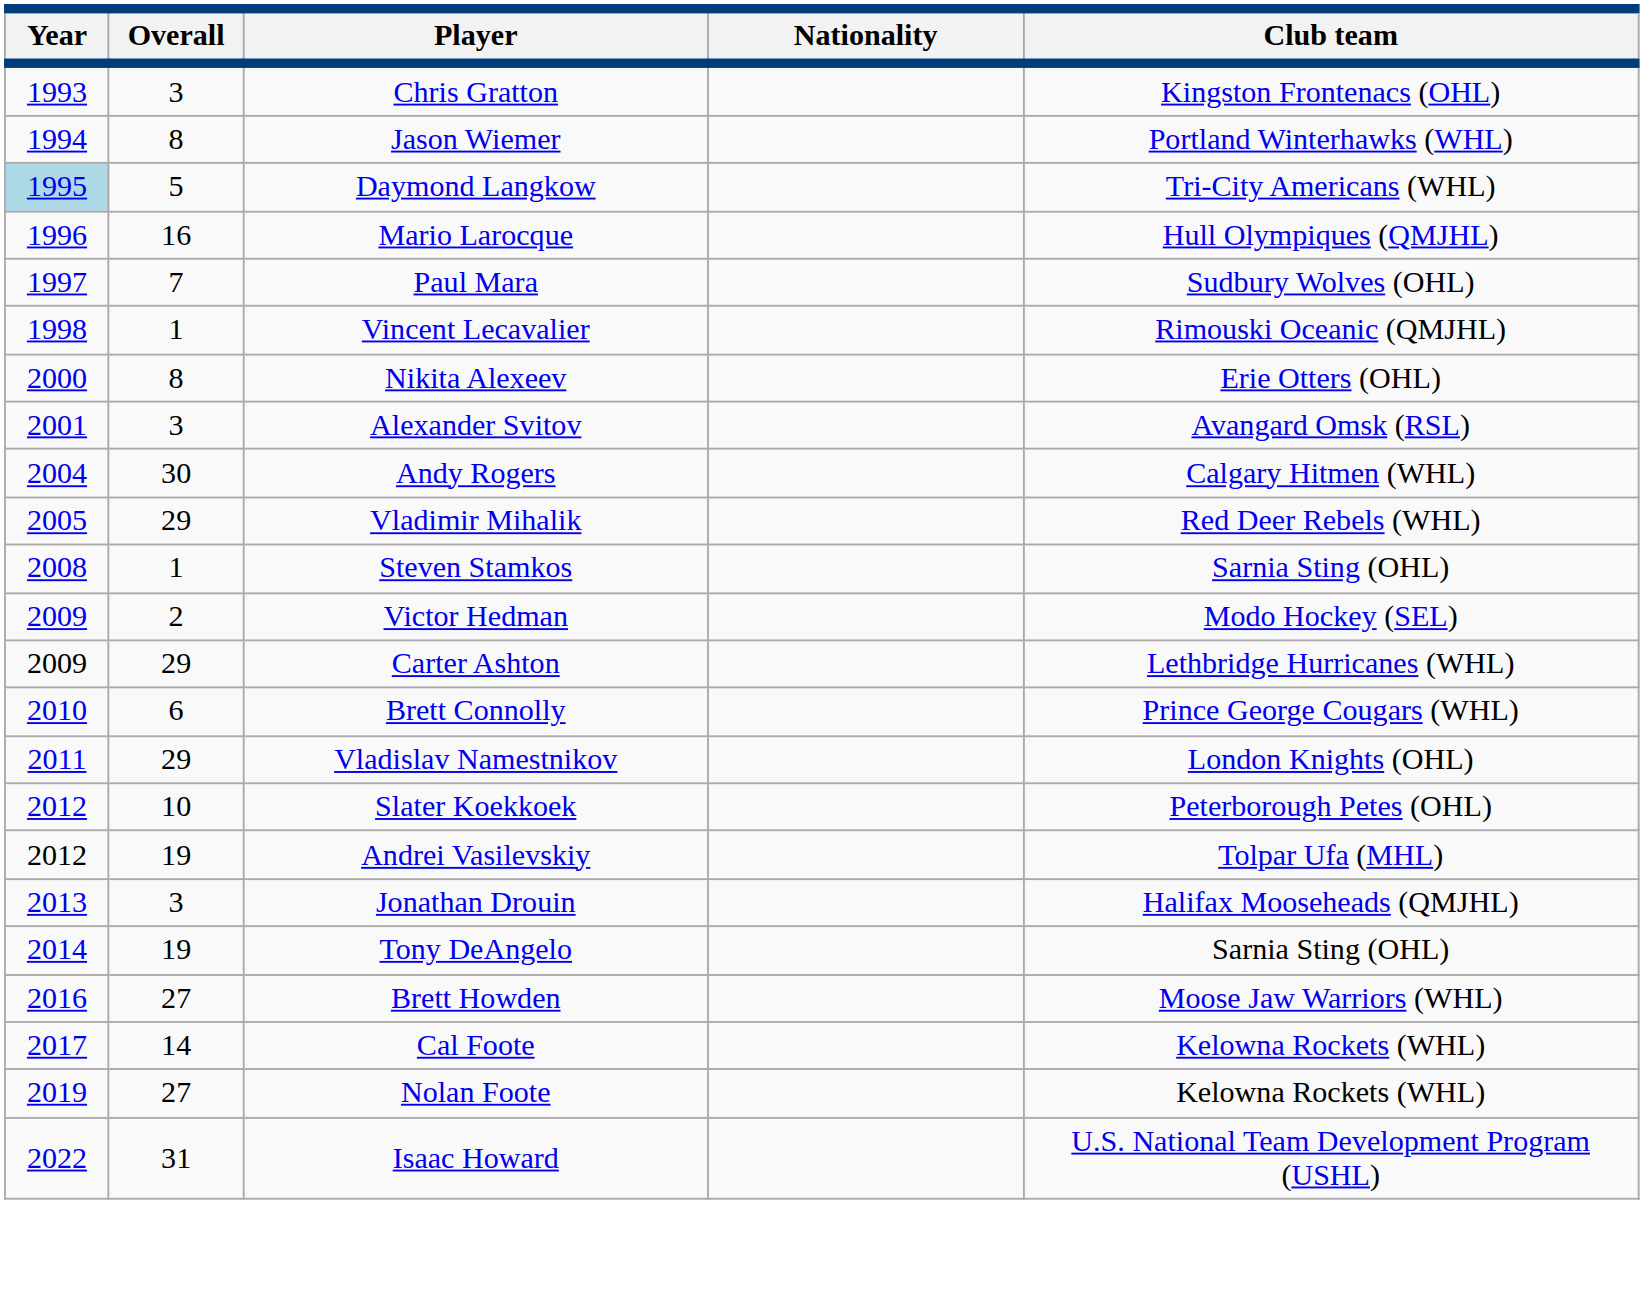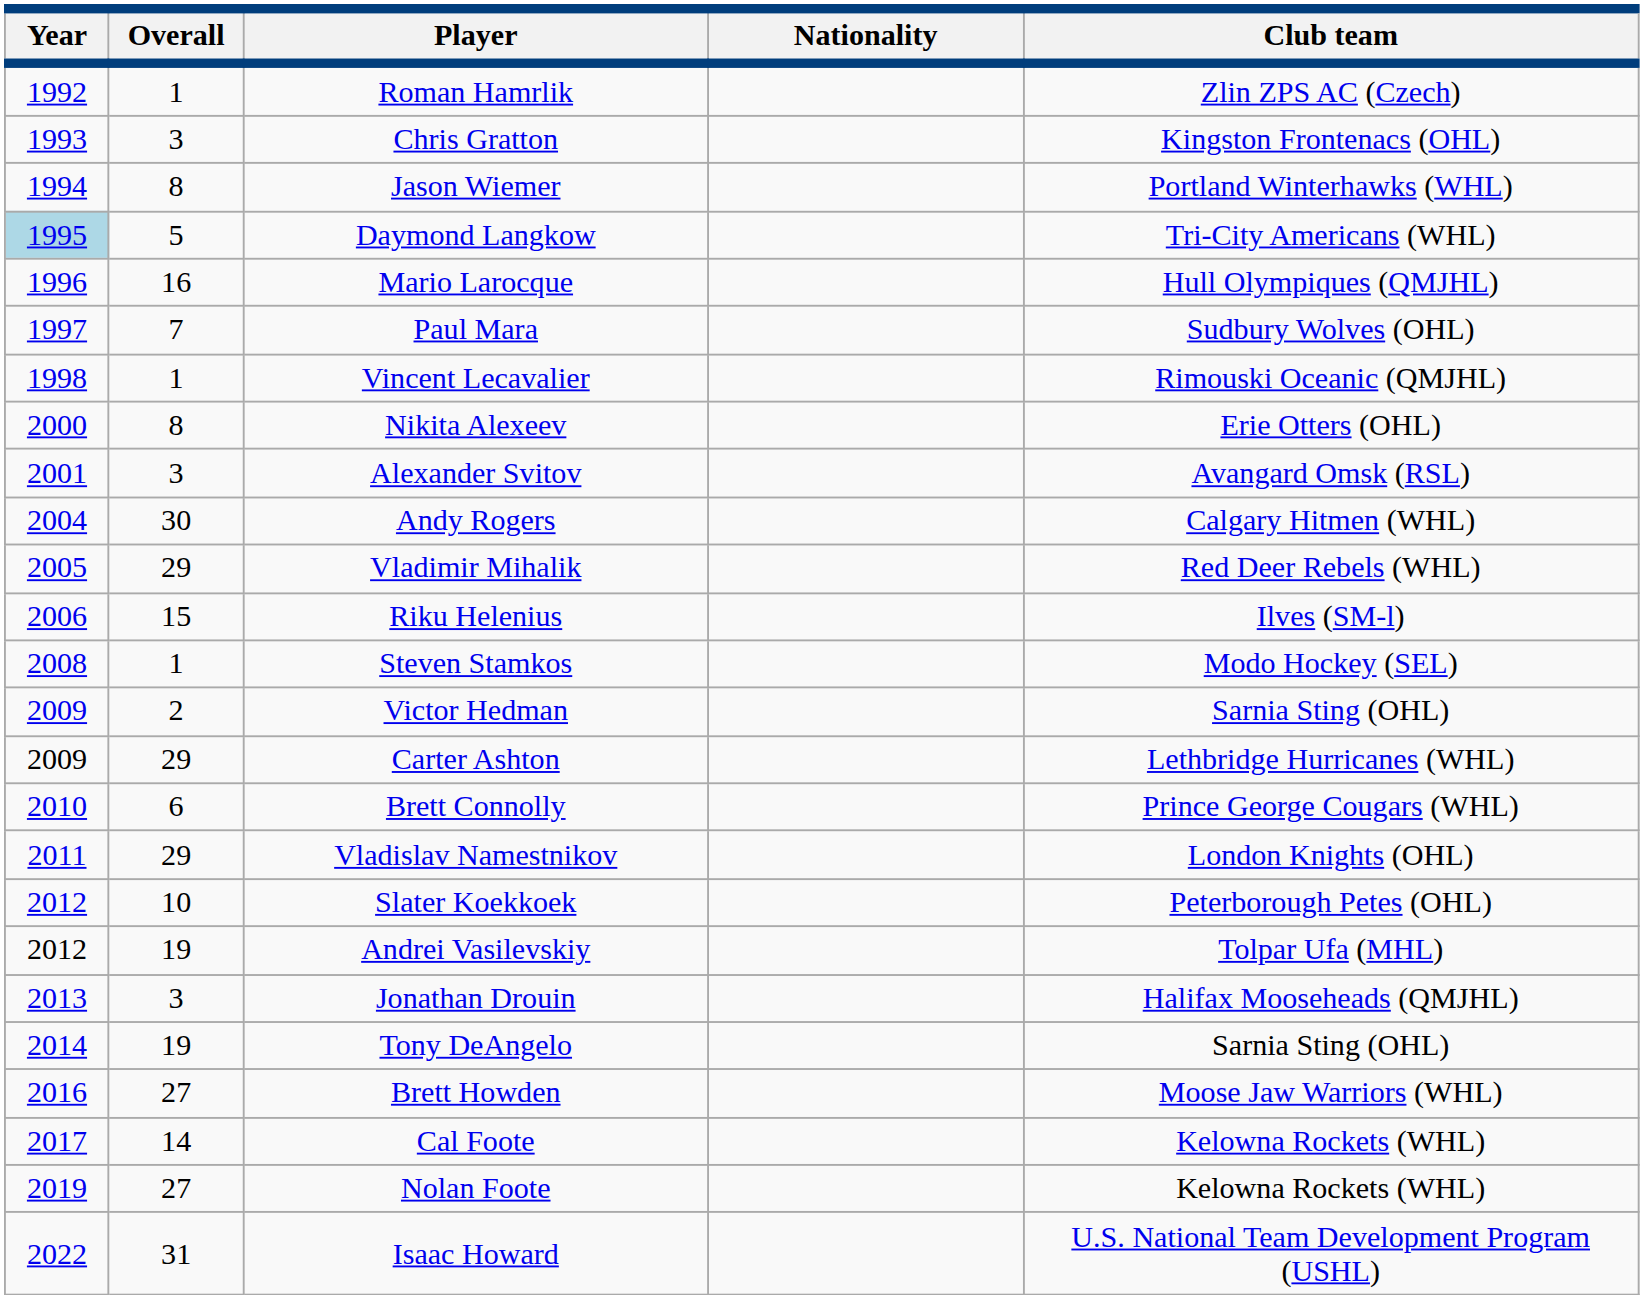+ row: (476, 91)
+ row: (476, 615)
(1331, 568) Sarnia Sting (OHL) -> (1331, 663) Modo Hockey (SEL)
(1331, 615) Modo Hockey (SEL) -> (1331, 711) Sarnia Sting (OHL)
